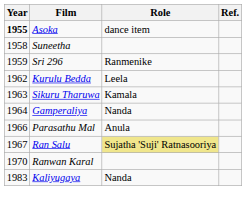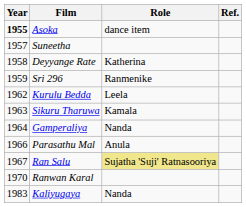(17, 45) 1958 -> (17, 45) 1957
+ row: (64, 62)
